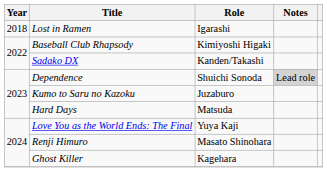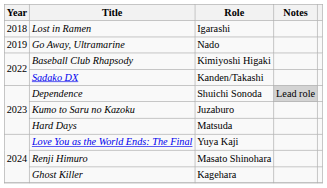+ row: (78, 45)
